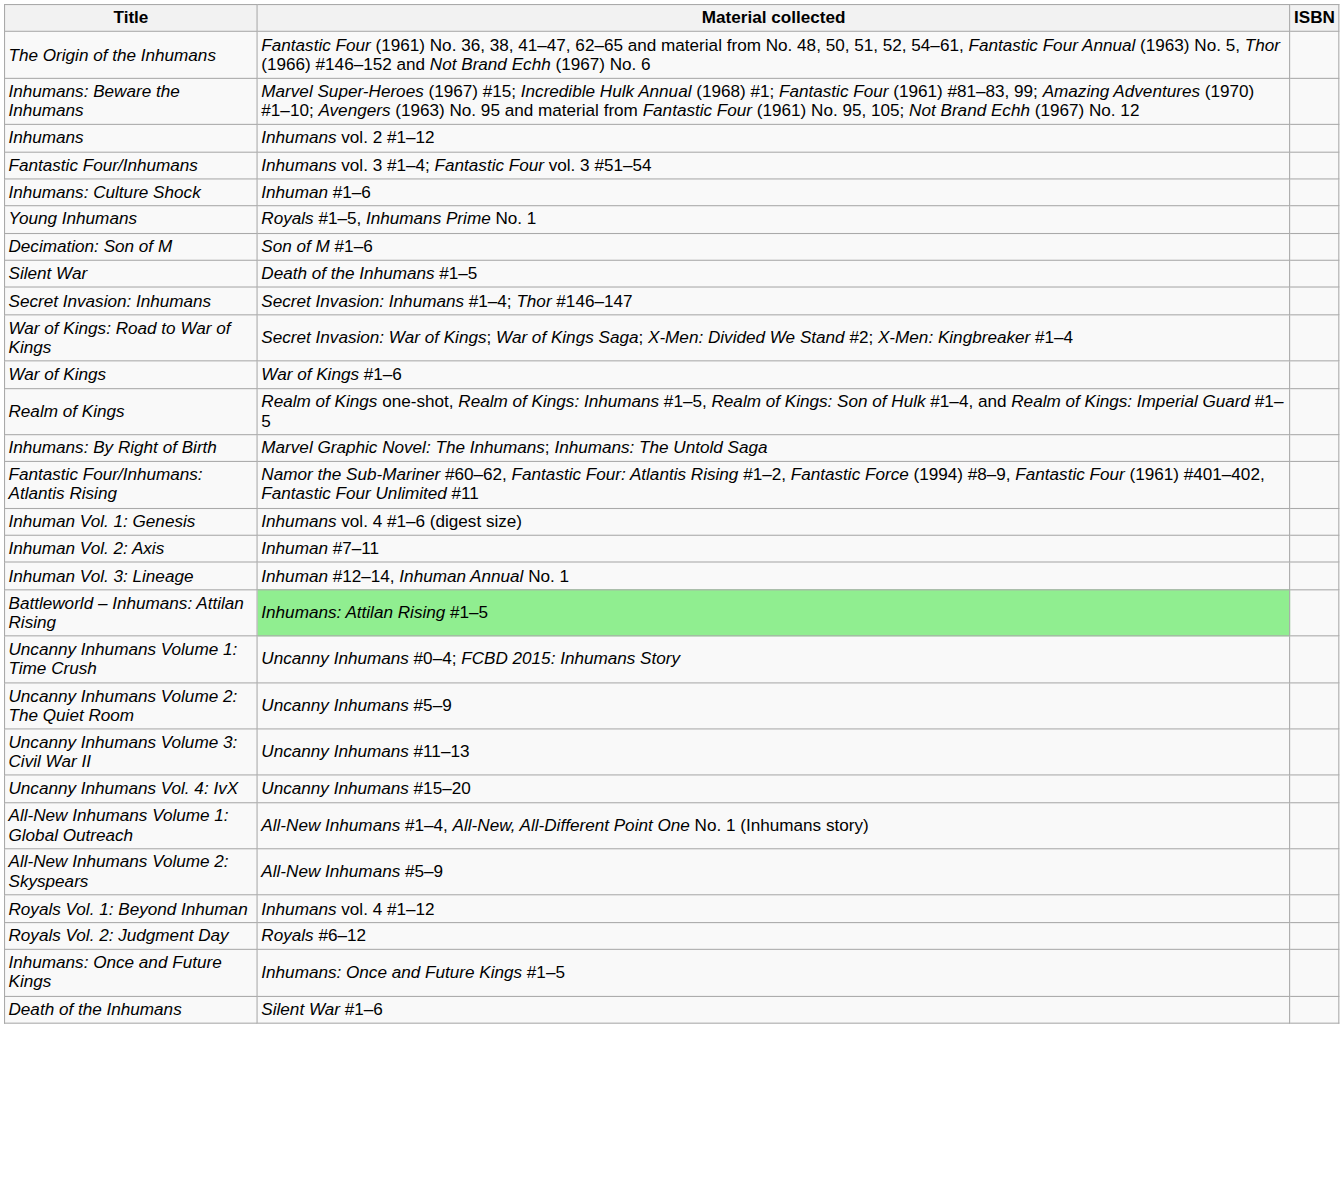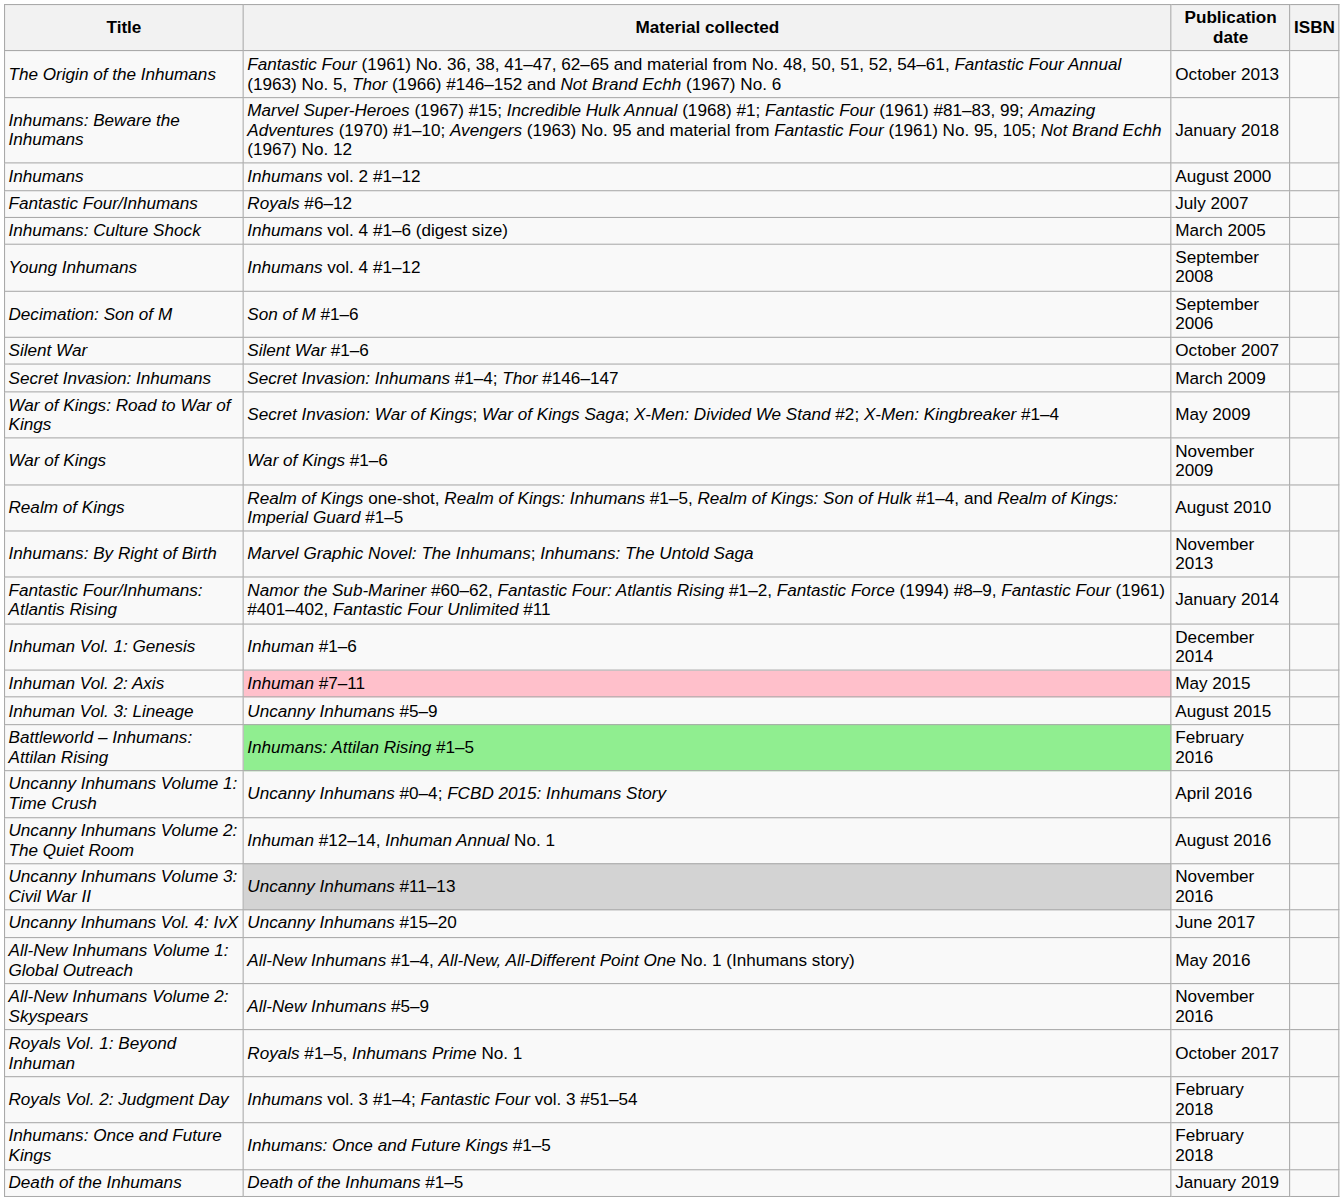+ column: (1231, 27)
(456, 165) Inhumans vol. 3 #1–4; Fantastic Four vol. 3 #51–54 -> (300, 203) Royals #6–12
(316, 192) Inhuman #1–6 -> (378, 230) Inhumans vol. 4 #1–6 (digest size)
(399, 219) Royals #1–5, Inhumans Prime No. 1 -> (334, 267) Inhumans vol. 4 #1–12
(369, 273) Death of the Inhumans #1–5 -> (308, 350) Silent War #1–6
(392, 521) Inhumans vol. 4 #1–6 (digest size) -> (302, 646) Inhuman #1–6
(320, 548) no background -> (306, 683) pink background
(415, 575) Inhuman #12–14, Inhuman Annual No. 1 -> (342, 710) Uncanny Inhumans #5–9
(356, 705) Uncanny Inhumans #5–9 -> (401, 840) Inhuman #12–14, Inhuman Annual No. 1
(365, 751) no background -> (351, 886) lightgrey background
(348, 908) Inhumans vol. 4 #1–12 -> (385, 1053) Royals #1–5, Inhumans Prime No. 1
(314, 935) Royals #6–12 -> (442, 1099) Inhumans vol. 3 #1–4; Fantastic Four vol. 3 #51–54
(322, 1009) Silent War #1–6 -> (355, 1182) Death of the Inhumans #1–5
